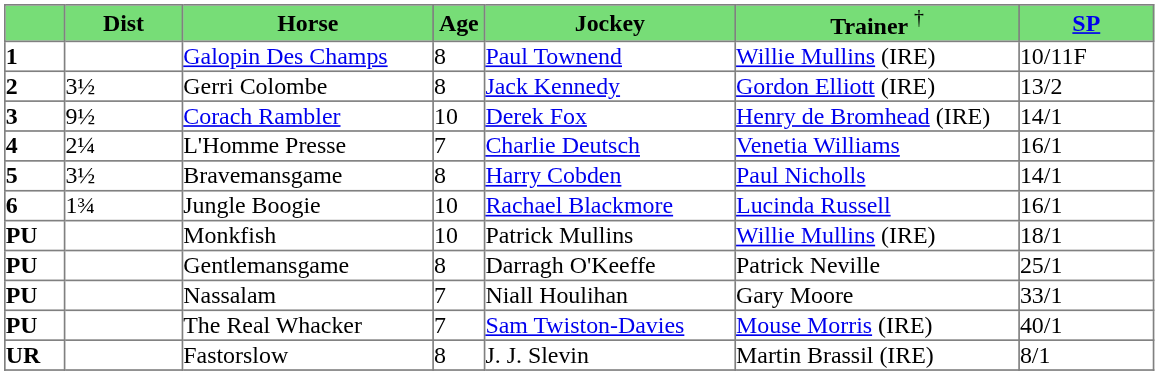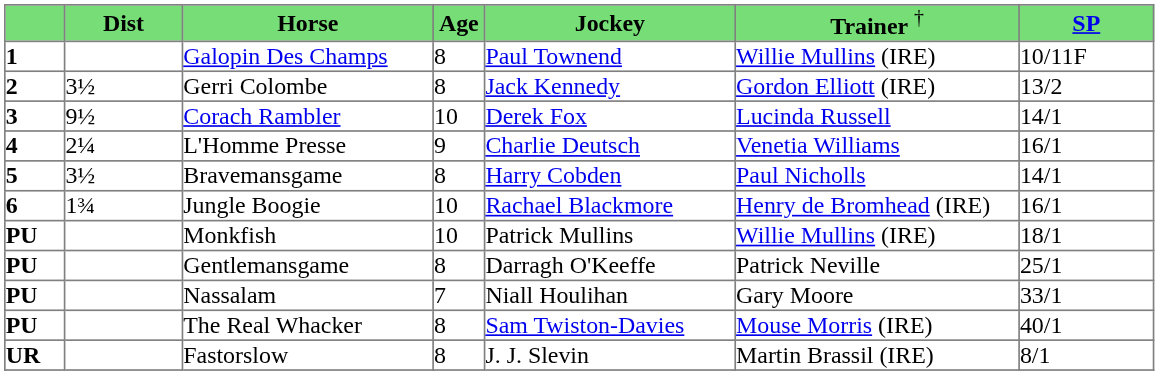(863, 115) Henry de Bromhead (IRE) -> (813, 115) Lucinda Russell
(440, 145) 7 -> (440, 145) 9
(813, 205) Lucinda Russell -> (863, 205) Henry de Bromhead (IRE)
(440, 324) 7 -> (440, 324) 8
